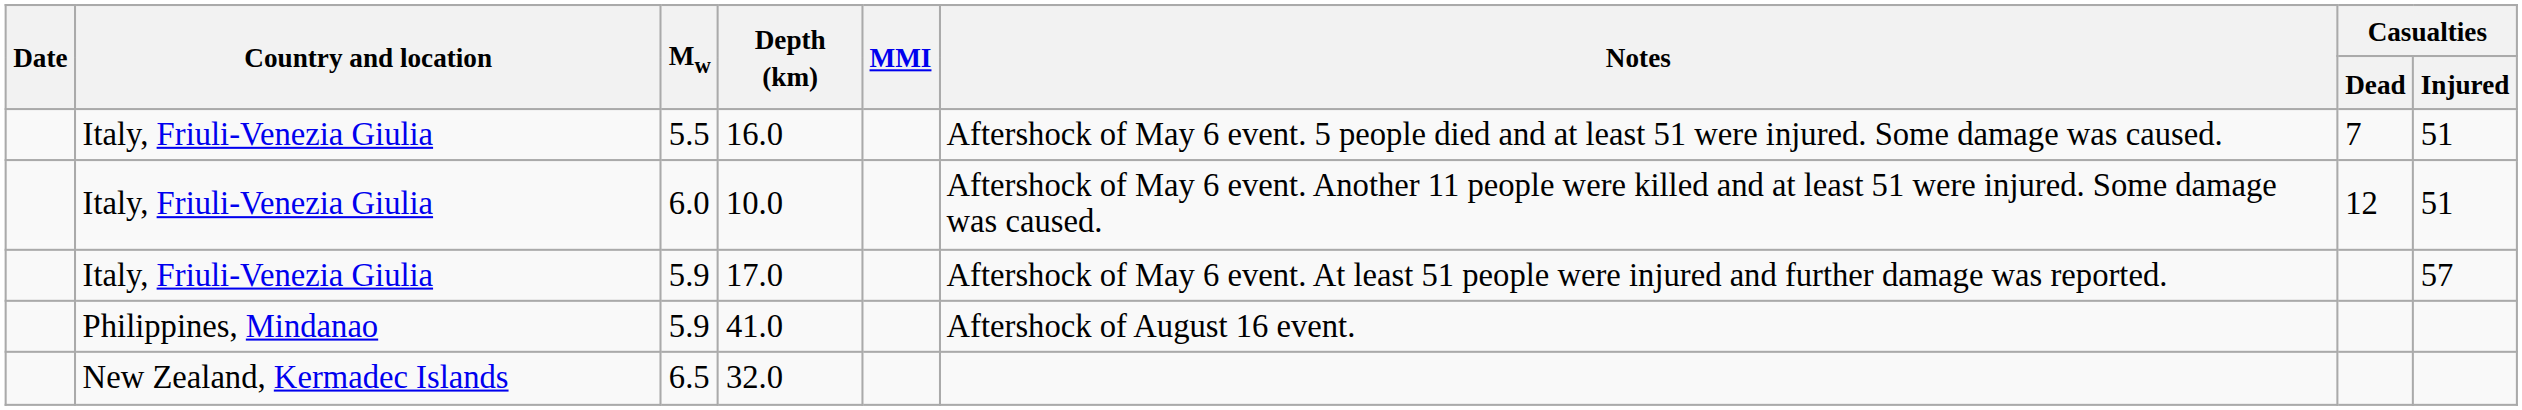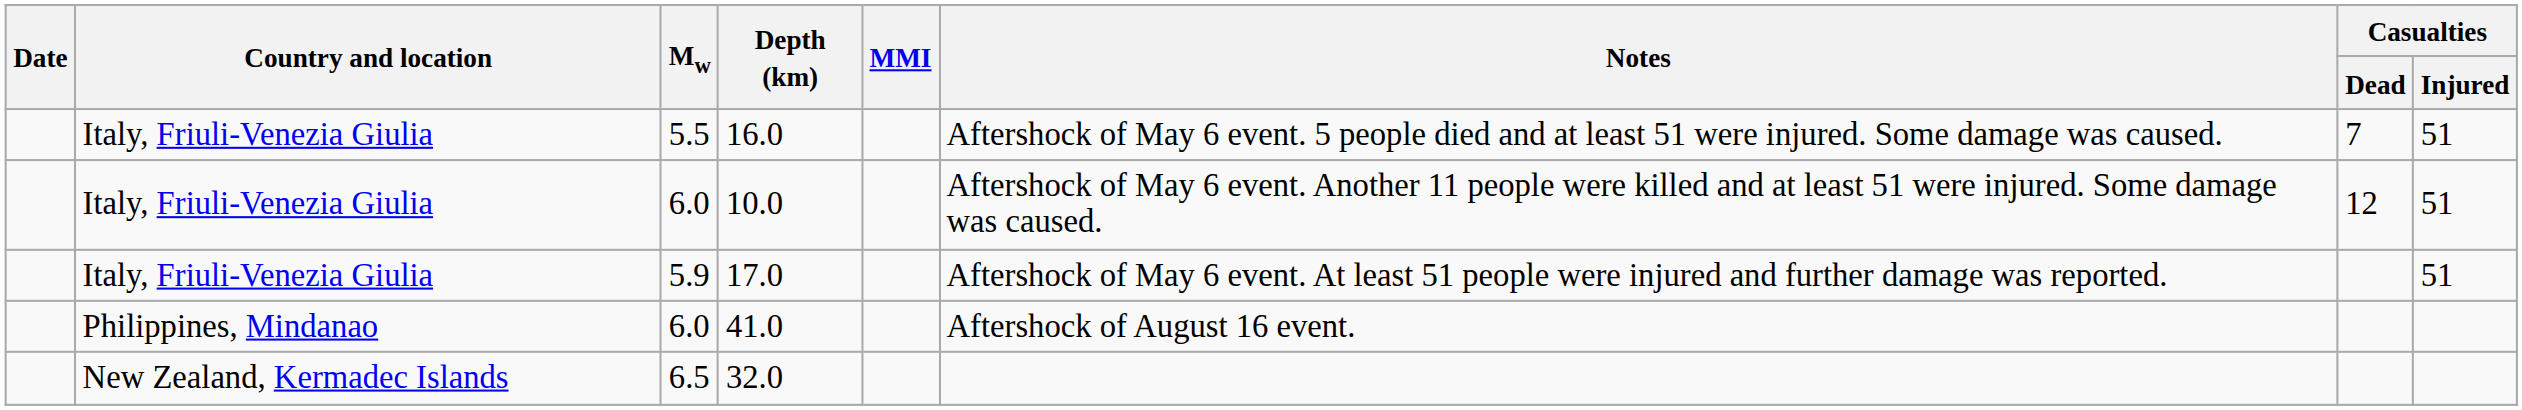(2437, 274) 57 -> (2437, 274) 51
(689, 325) 5.9 -> (689, 325) 6.0
